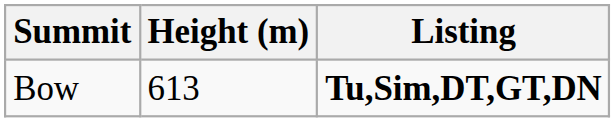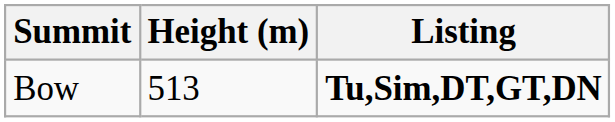(174, 87) 613 -> (174, 87) 513
